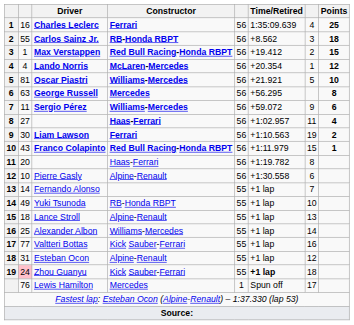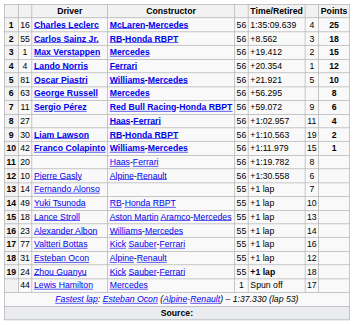(123, 24) Ferrari -> (149, 24) McLaren-Mercedes
(171, 52) Red Bull Racing-Honda RBPT -> (130, 52) Mercedes
(149, 66) McLaren-Mercedes -> (123, 66) Ferrari
(149, 107) Williams-Mercedes -> (171, 107) Red Bull Racing-Honda RBPT
(123, 134) Ferrari -> (144, 134) RB-Honda RBPT
(25, 148) 43 -> (25, 148) 42
(171, 148) Red Bull Racing-Honda RBPT -> (149, 148) Williams-Mercedes
(138, 217) Alpine-Renault -> (171, 217) Aston Martin Aramco-Mercedes
(25, 230) 25 -> (25, 230) 23
(25, 271) pink background -> (25, 271) no background
(25, 285) 76 -> (25, 285) 44
